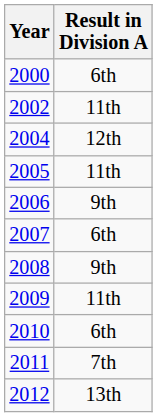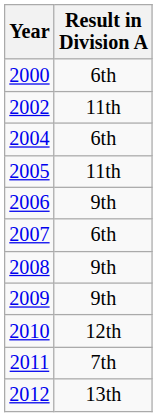(103, 139) 12th -> (103, 139) 6th
(103, 298) 11th -> (103, 298) 9th
(103, 330) 6th -> (103, 330) 12th
